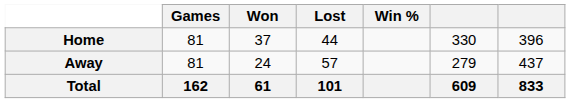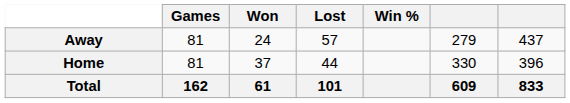rows swapped: (84, 40) <-> (84, 63)
